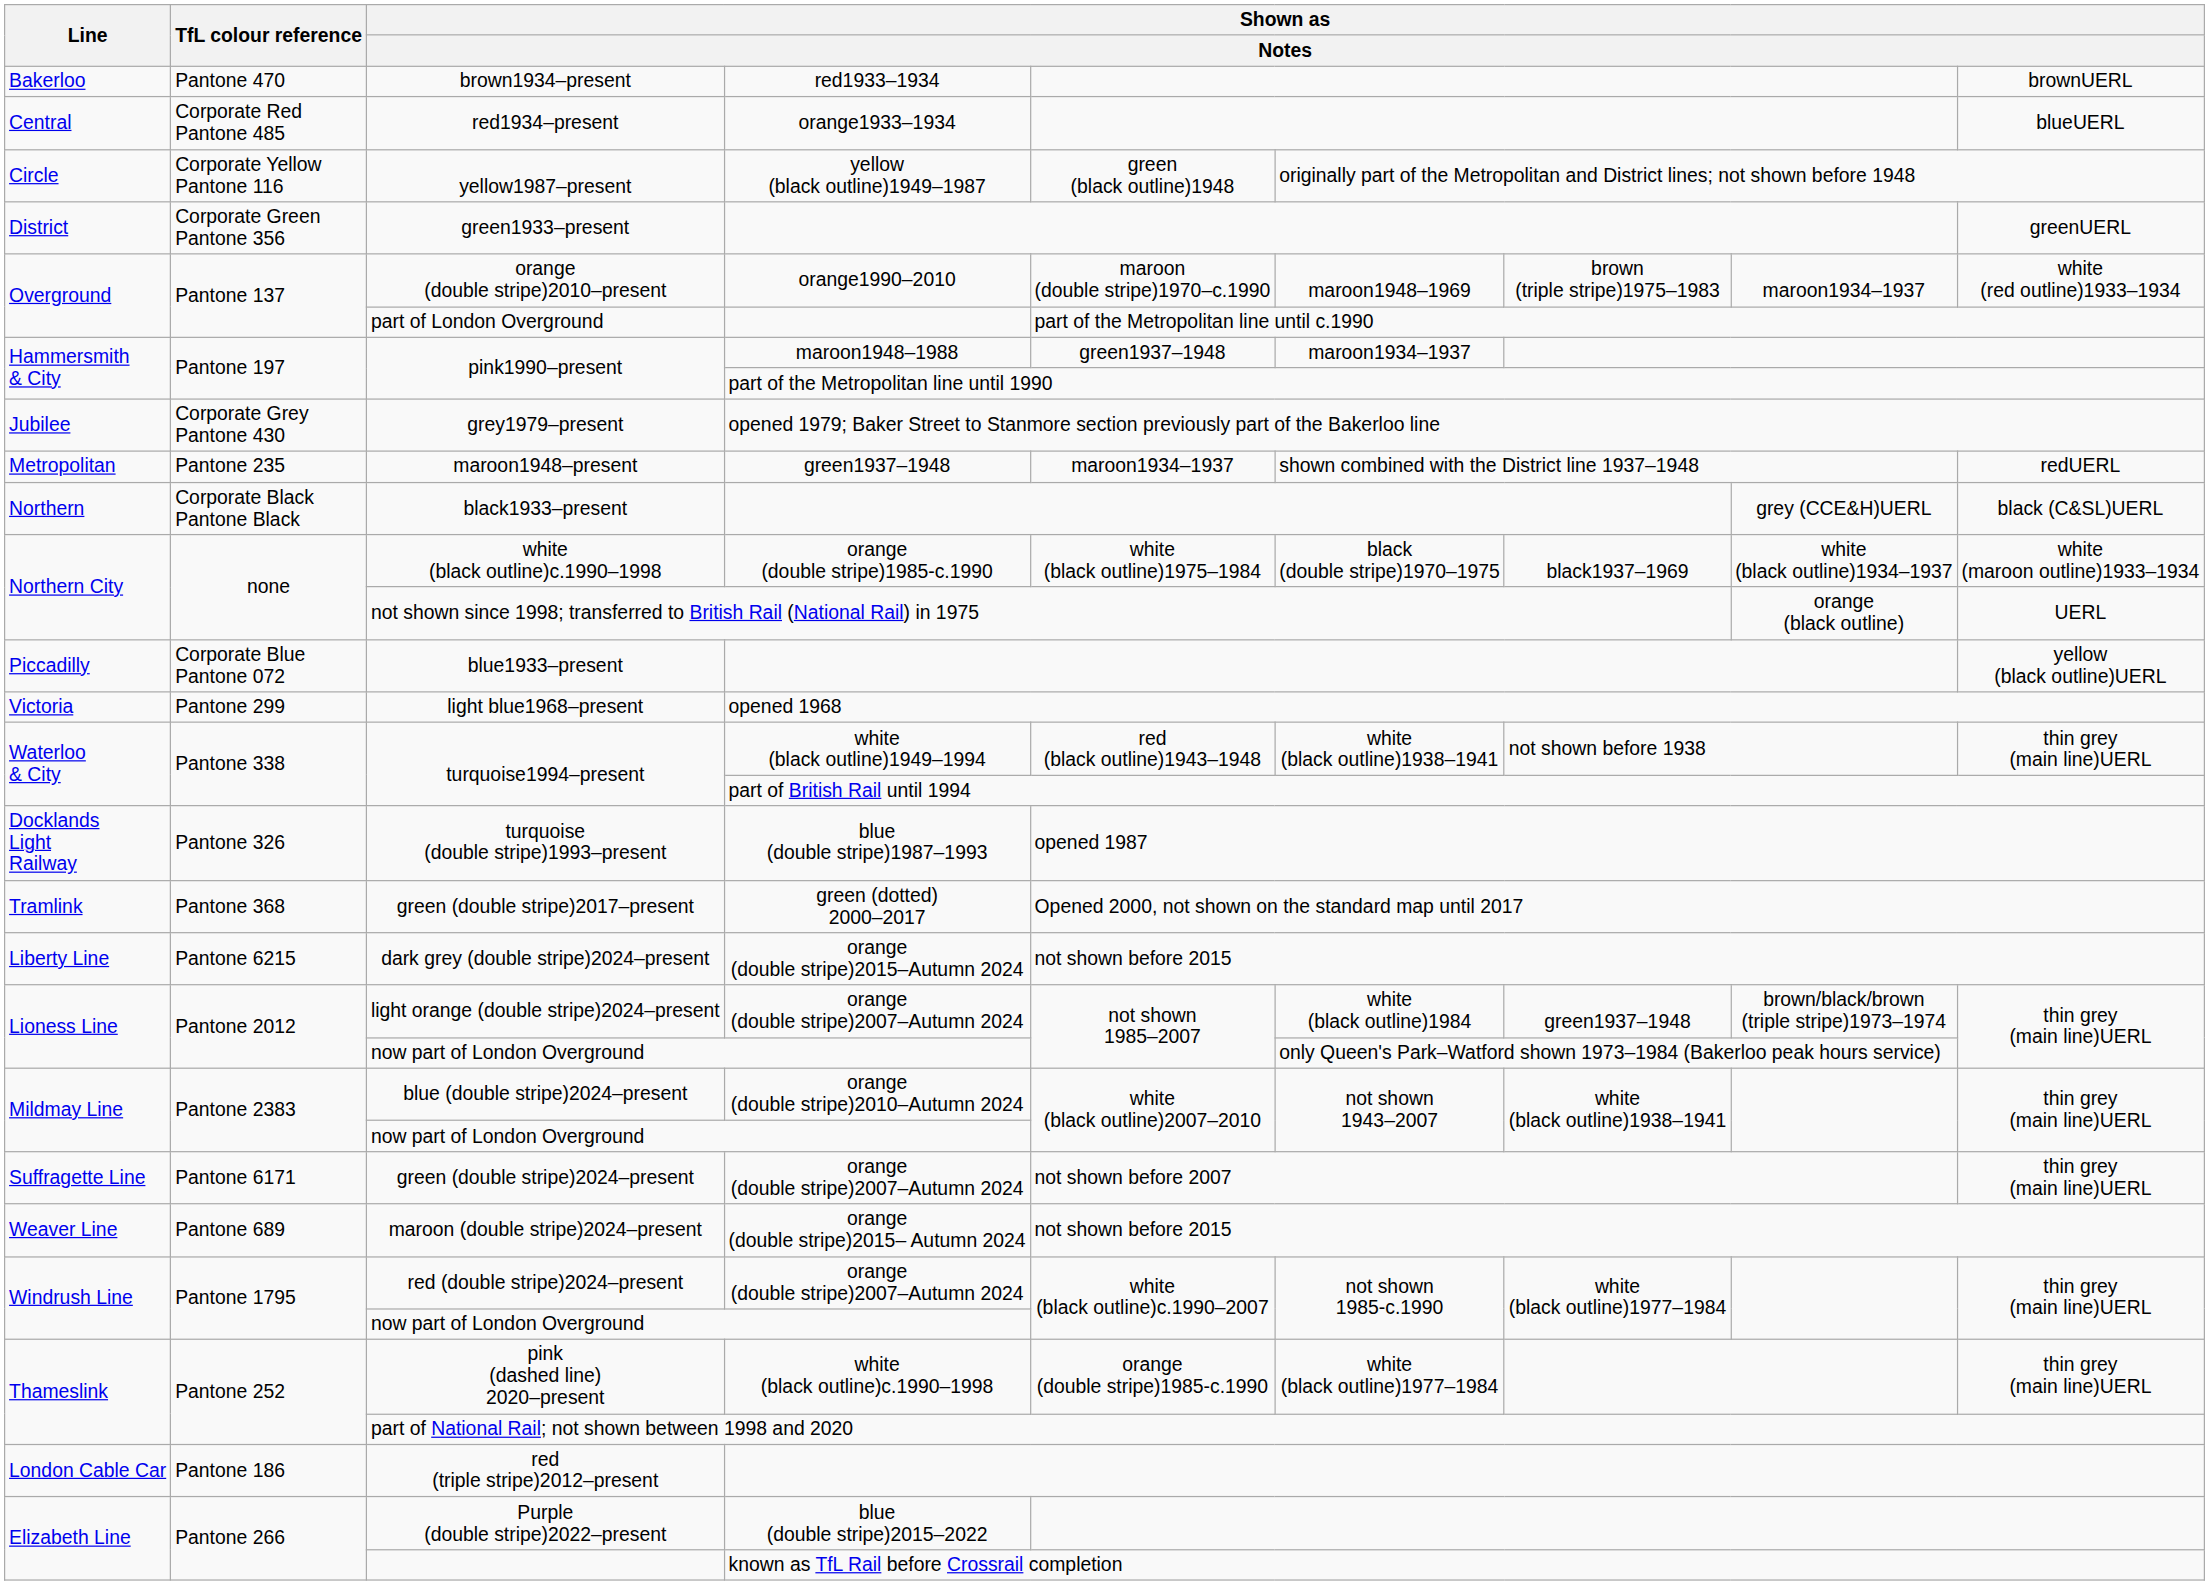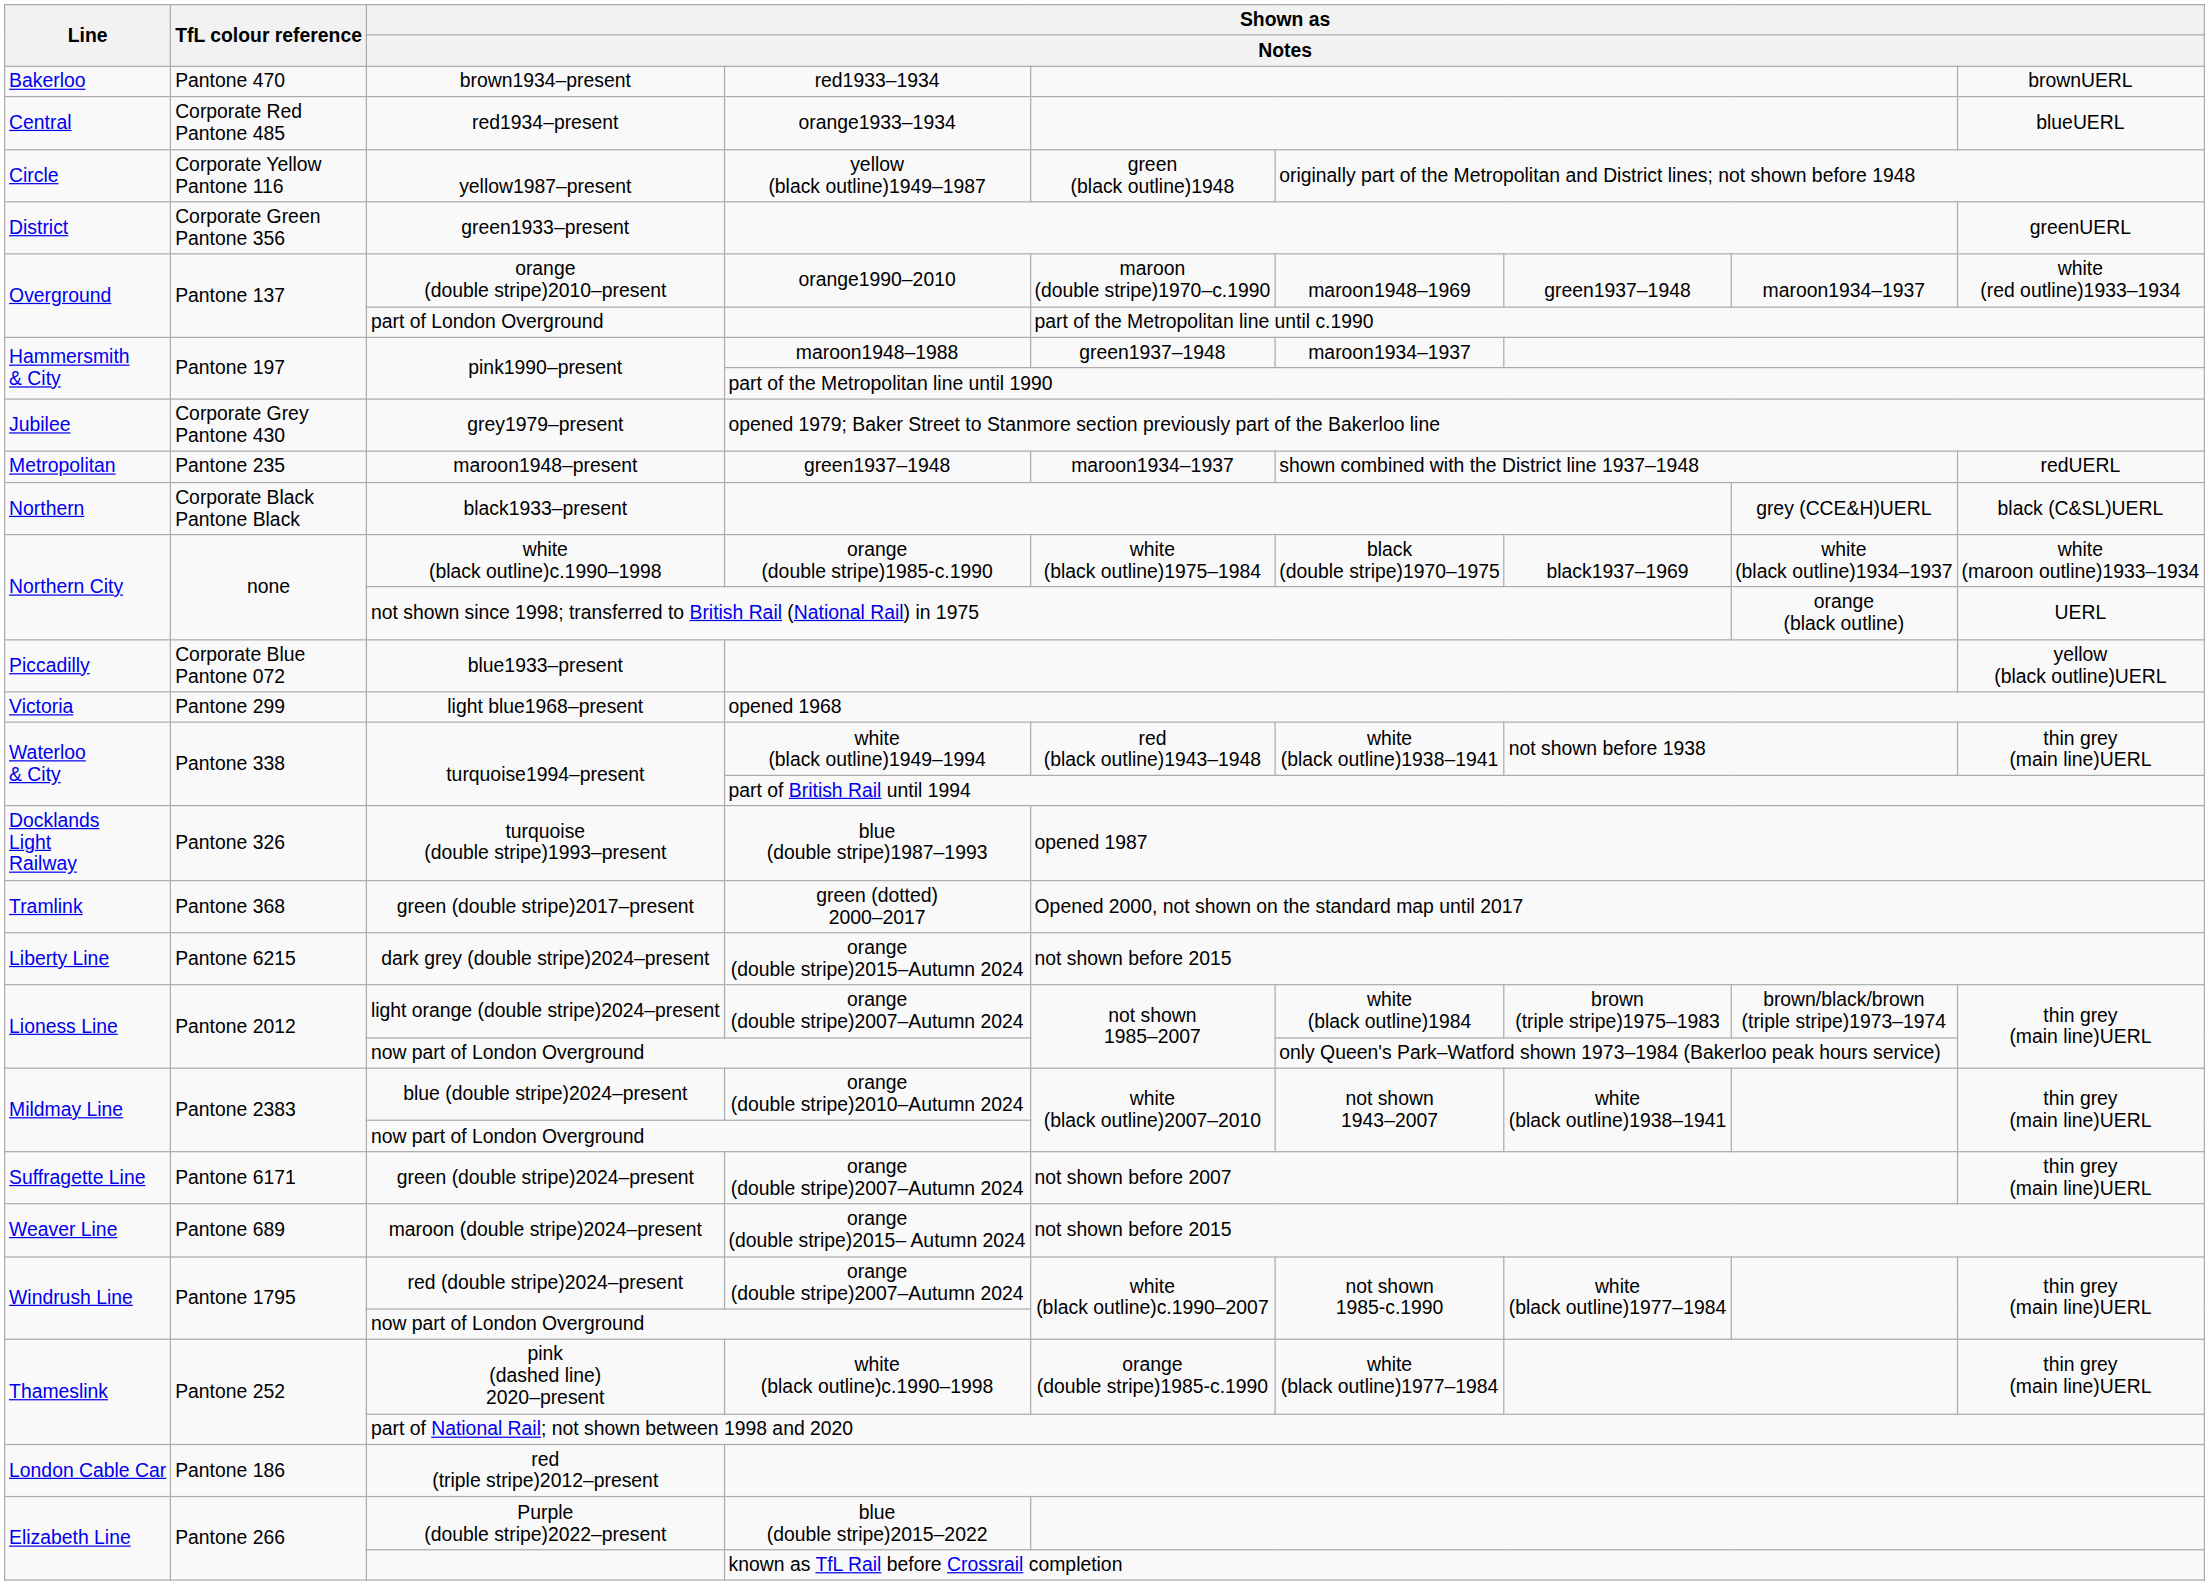(1617, 280) brown (triple stripe)1975–1983 -> (1617, 291) green1937–1948
(1617, 1022) green1937–1948 -> (1617, 1011) brown (triple stripe)1975–1983
